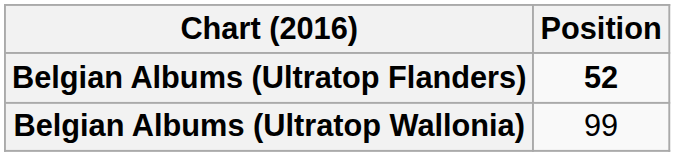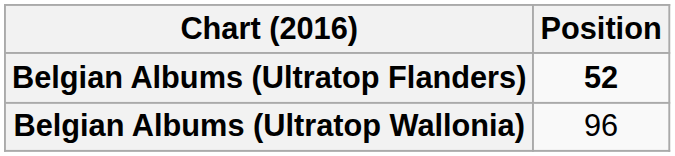(601, 126) 99 -> (601, 126) 96
